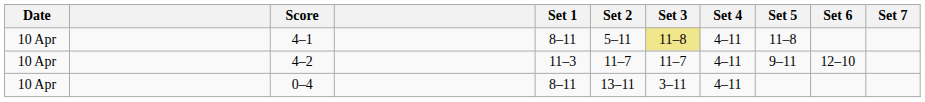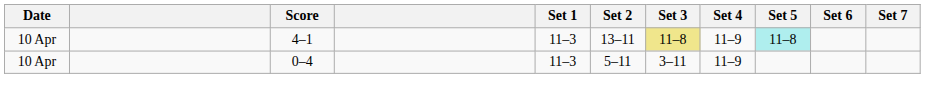(563, 39) 8–11 -> (563, 39) 11–3
(618, 39) 5–11 -> (618, 39) 13–11
(728, 39) 4–11 -> (728, 39) 11–9
(783, 39) no background -> (783, 39) paleturquoise background
- row: (302, 62)
(563, 85) 8–11 -> (563, 62) 11–3
(618, 85) 13–11 -> (618, 62) 5–11
(728, 85) 4–11 -> (728, 62) 11–9
